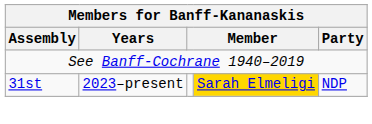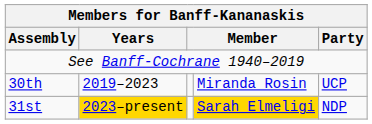+ row: (25, 85)
(133, 85) no background -> (133, 108) gold background
